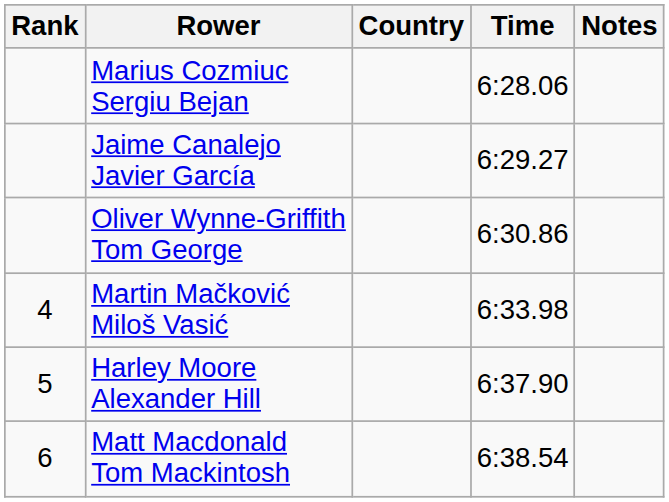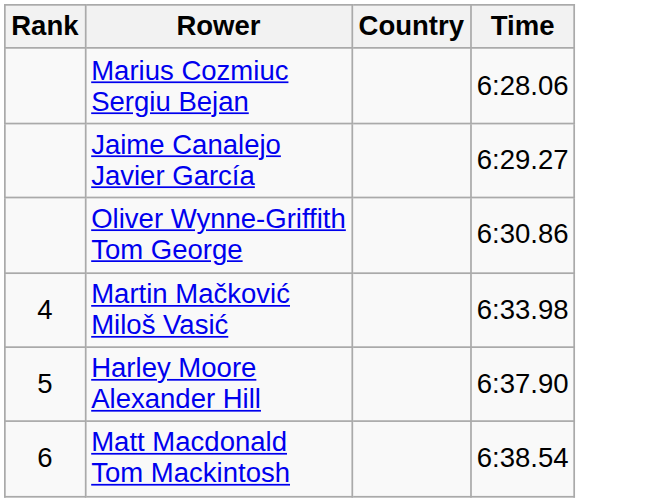- column: (619, 26)
